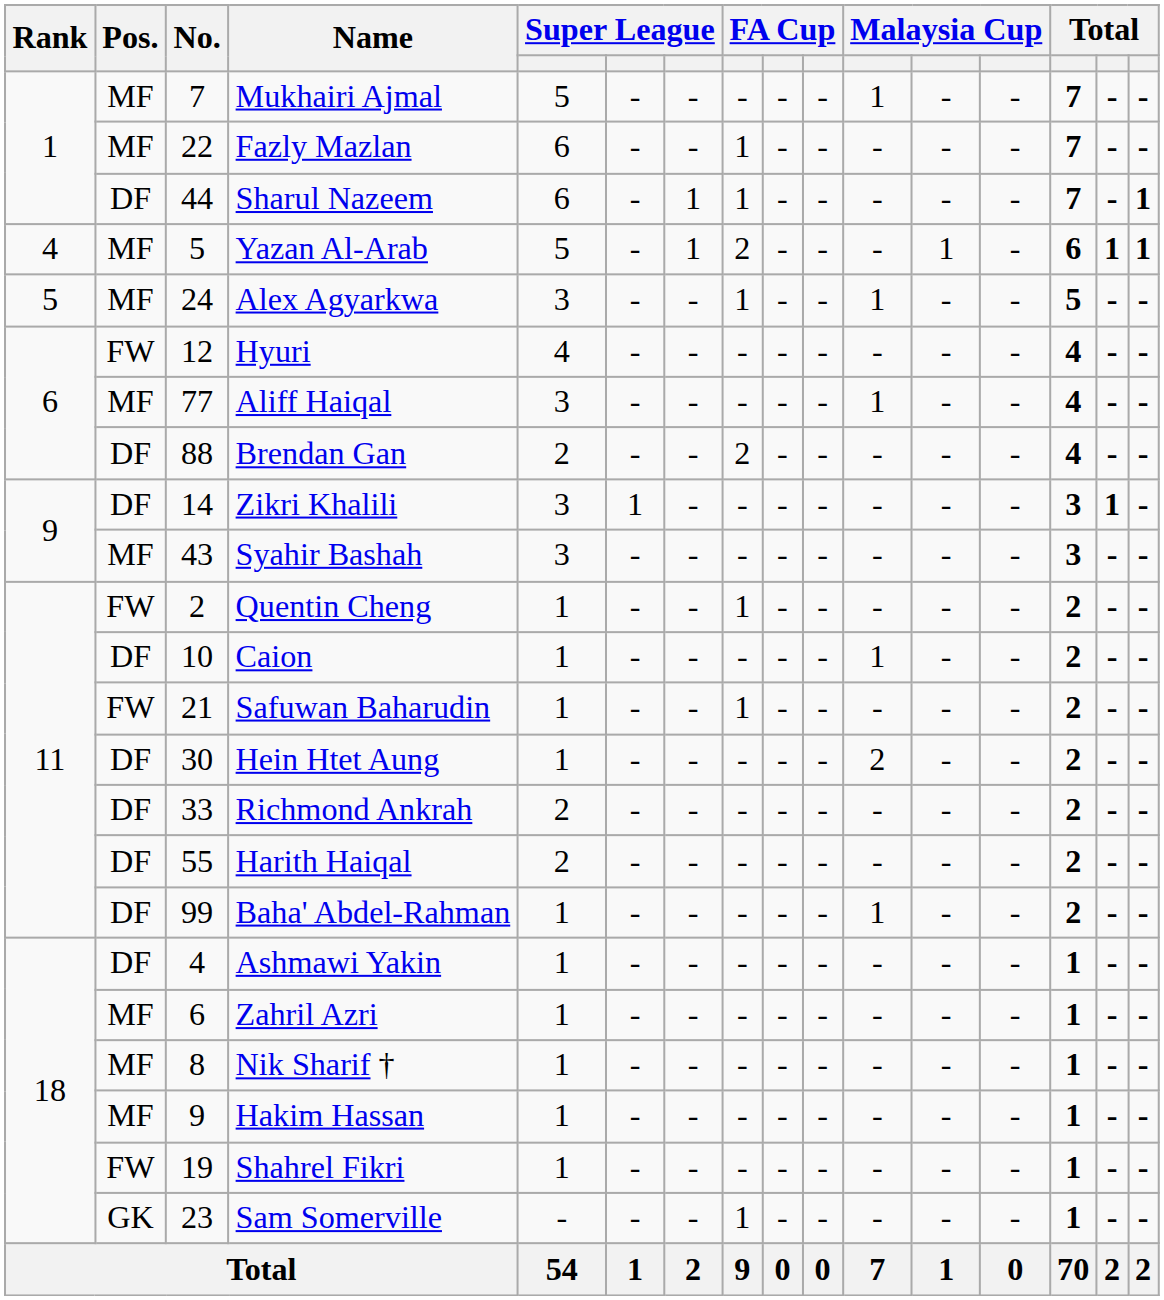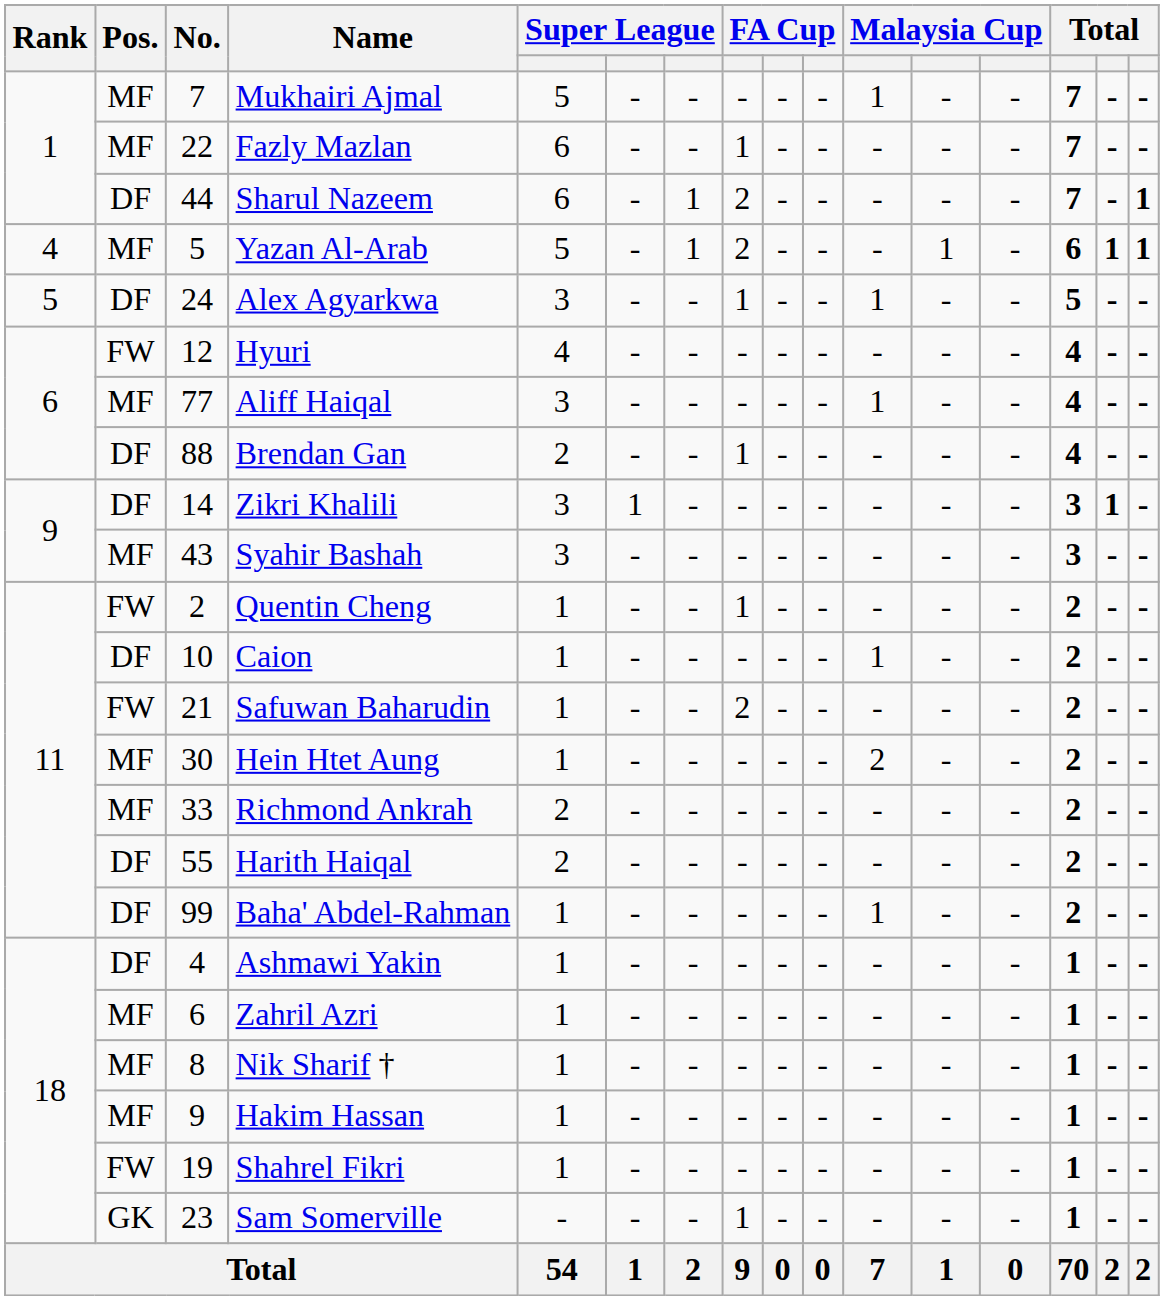(742, 197) 1 -> (742, 197) 2
(130, 299) MF -> (130, 299) DF
(742, 452) 2 -> (742, 452) 1
(742, 707) 1 -> (742, 707) 2
(130, 758) DF -> (130, 758) MF
(130, 809) DF -> (130, 809) MF
